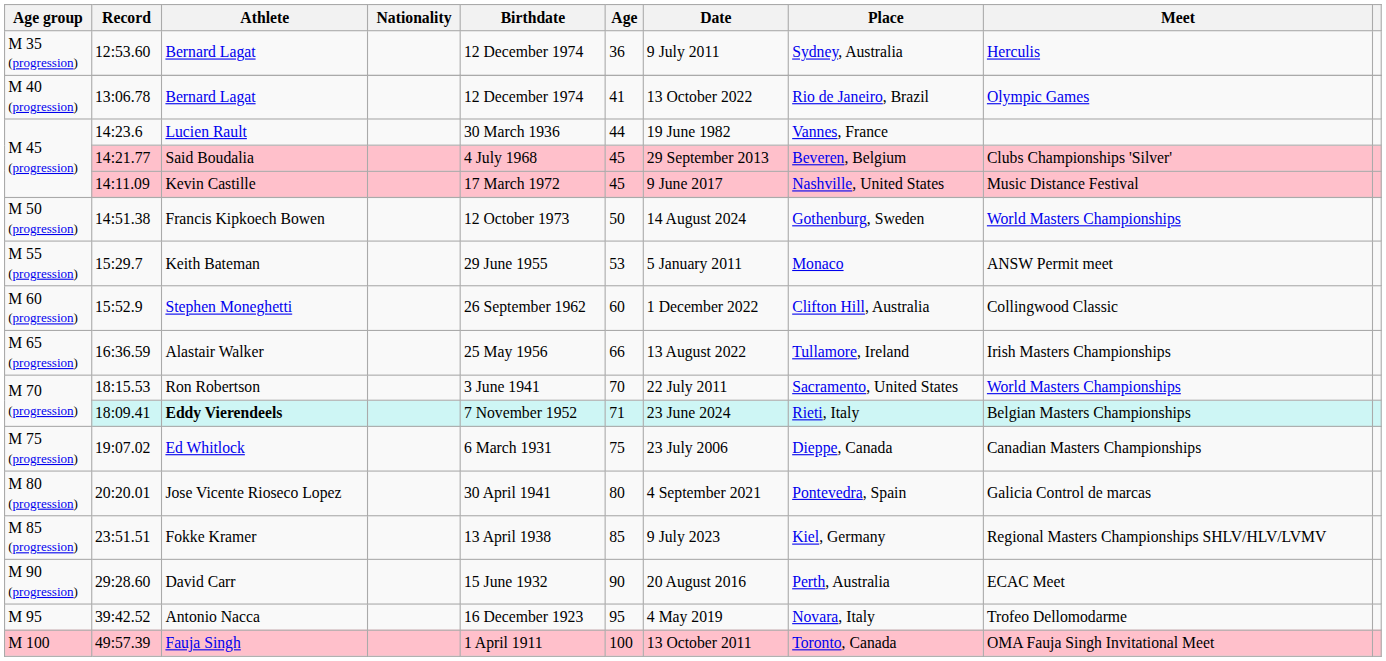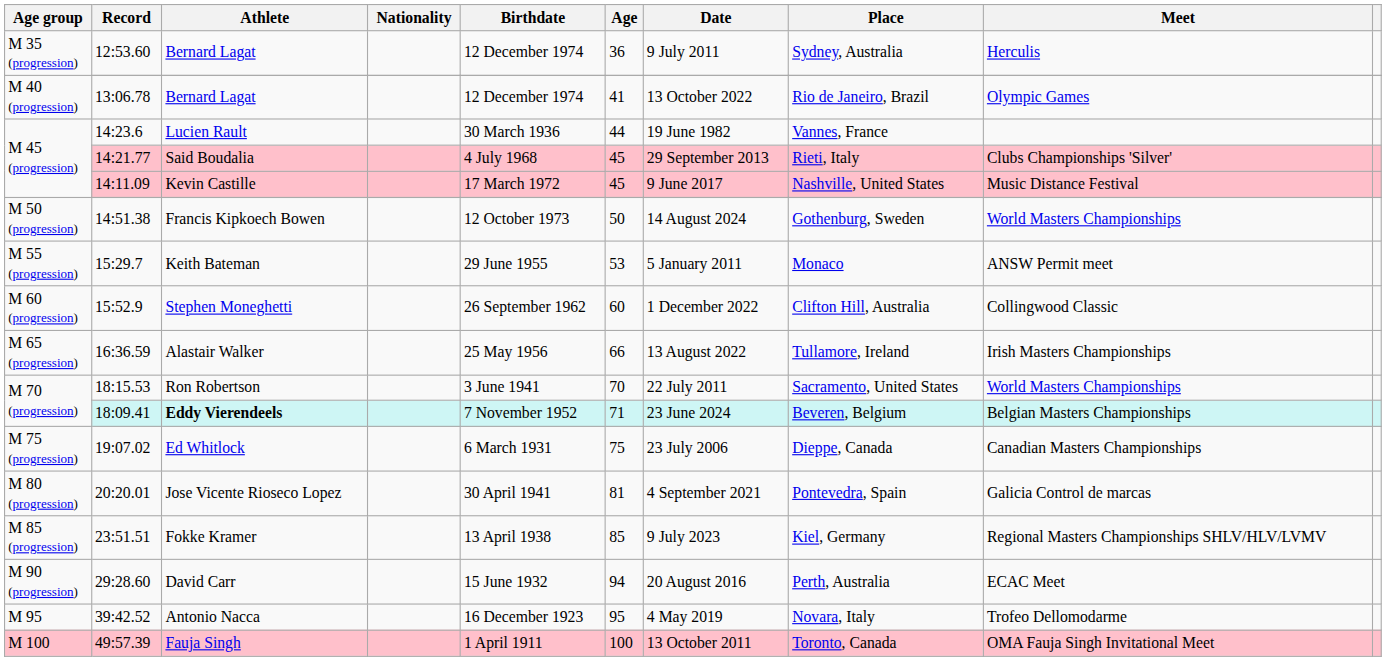(849, 158) Beveren, Belgium -> (826, 158) Rieti, Italy
(826, 413) Rieti, Italy -> (849, 413) Beveren, Belgium
(617, 493) 80 -> (617, 493) 81
(617, 582) 90 -> (617, 582) 94
